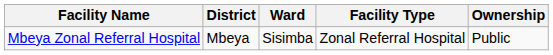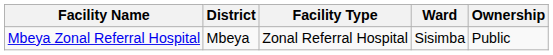columns swapped: (288, 15) <-> (392, 15)
